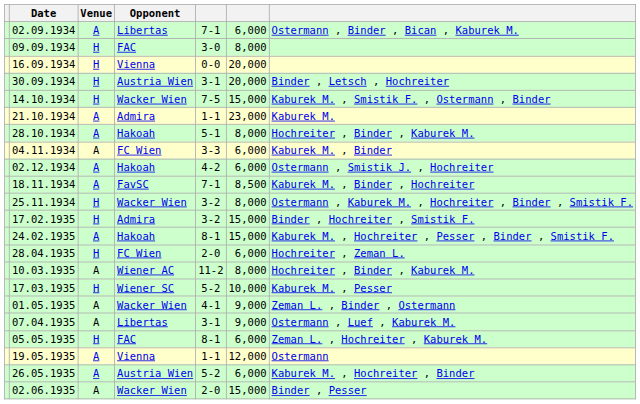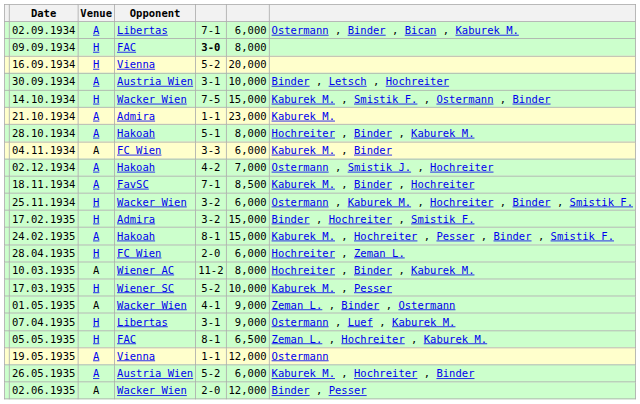(211, 47) normal -> (211, 47) bold
(211, 64) 0-0 -> (211, 64) 5-2
(96, 82) H -> (96, 82) A
(248, 82) 20,000 -> (248, 82) 10,000
(251, 167) 6,000 -> (251, 167) 7,000
(251, 202) 8,000 -> (251, 202) 6,000
(96, 322) A -> (96, 322) H
(251, 339) 6,000 -> (251, 339) 6,500
(248, 391) 15,000 -> (248, 391) 12,000
